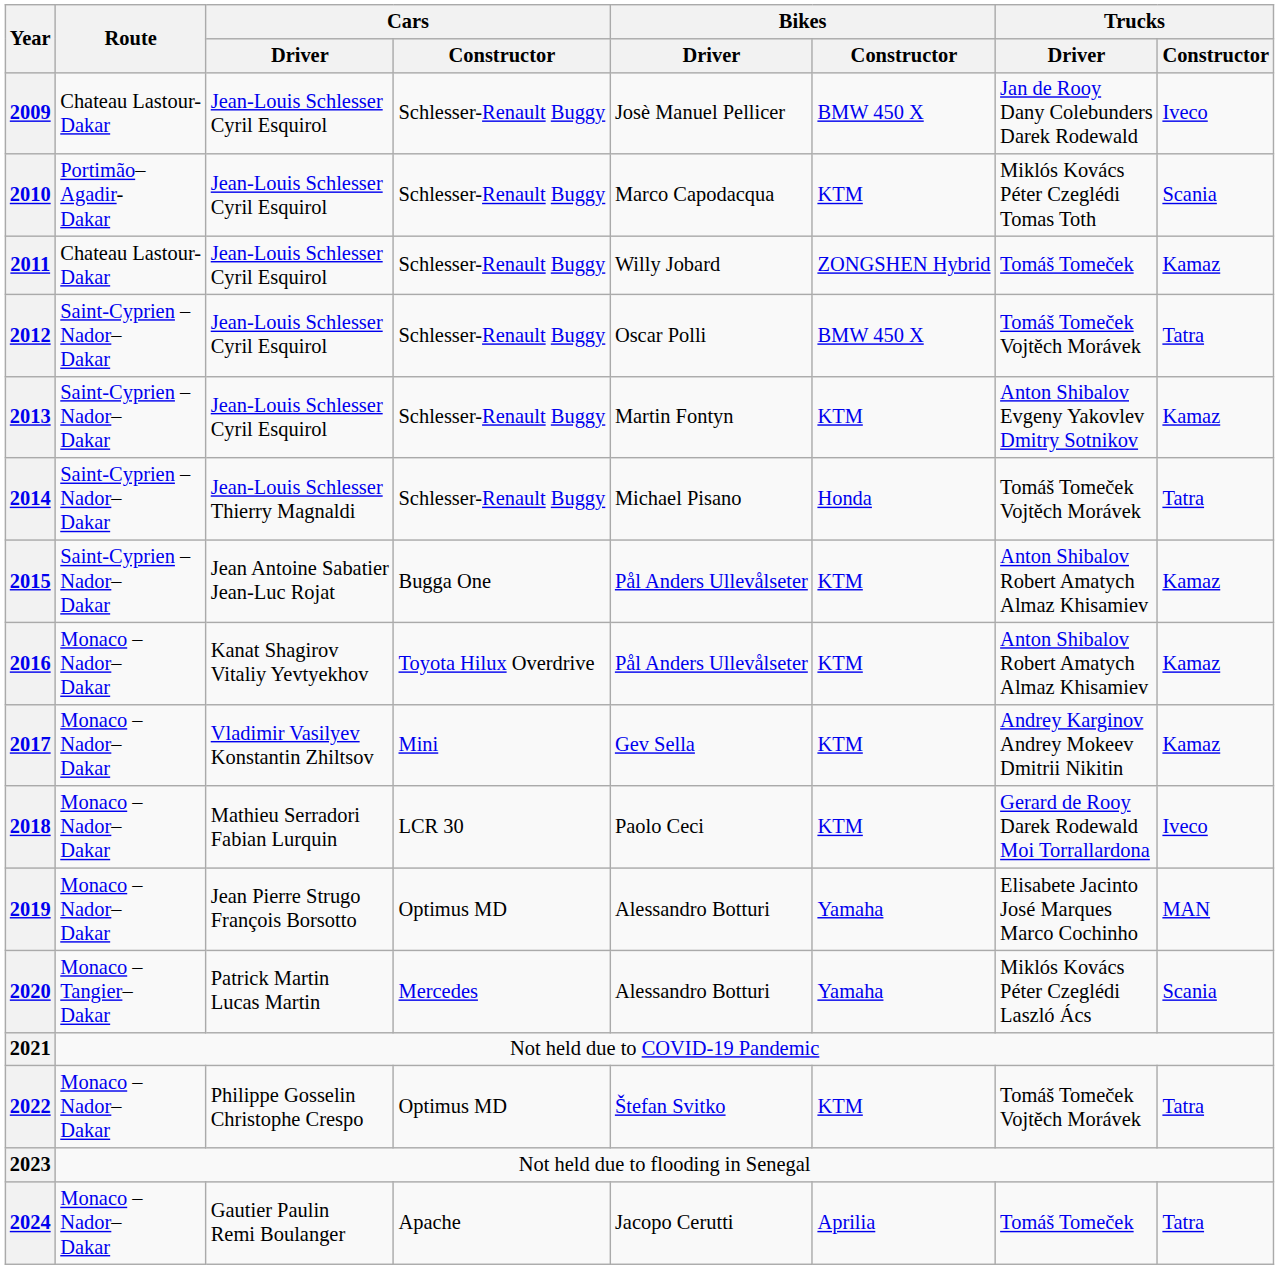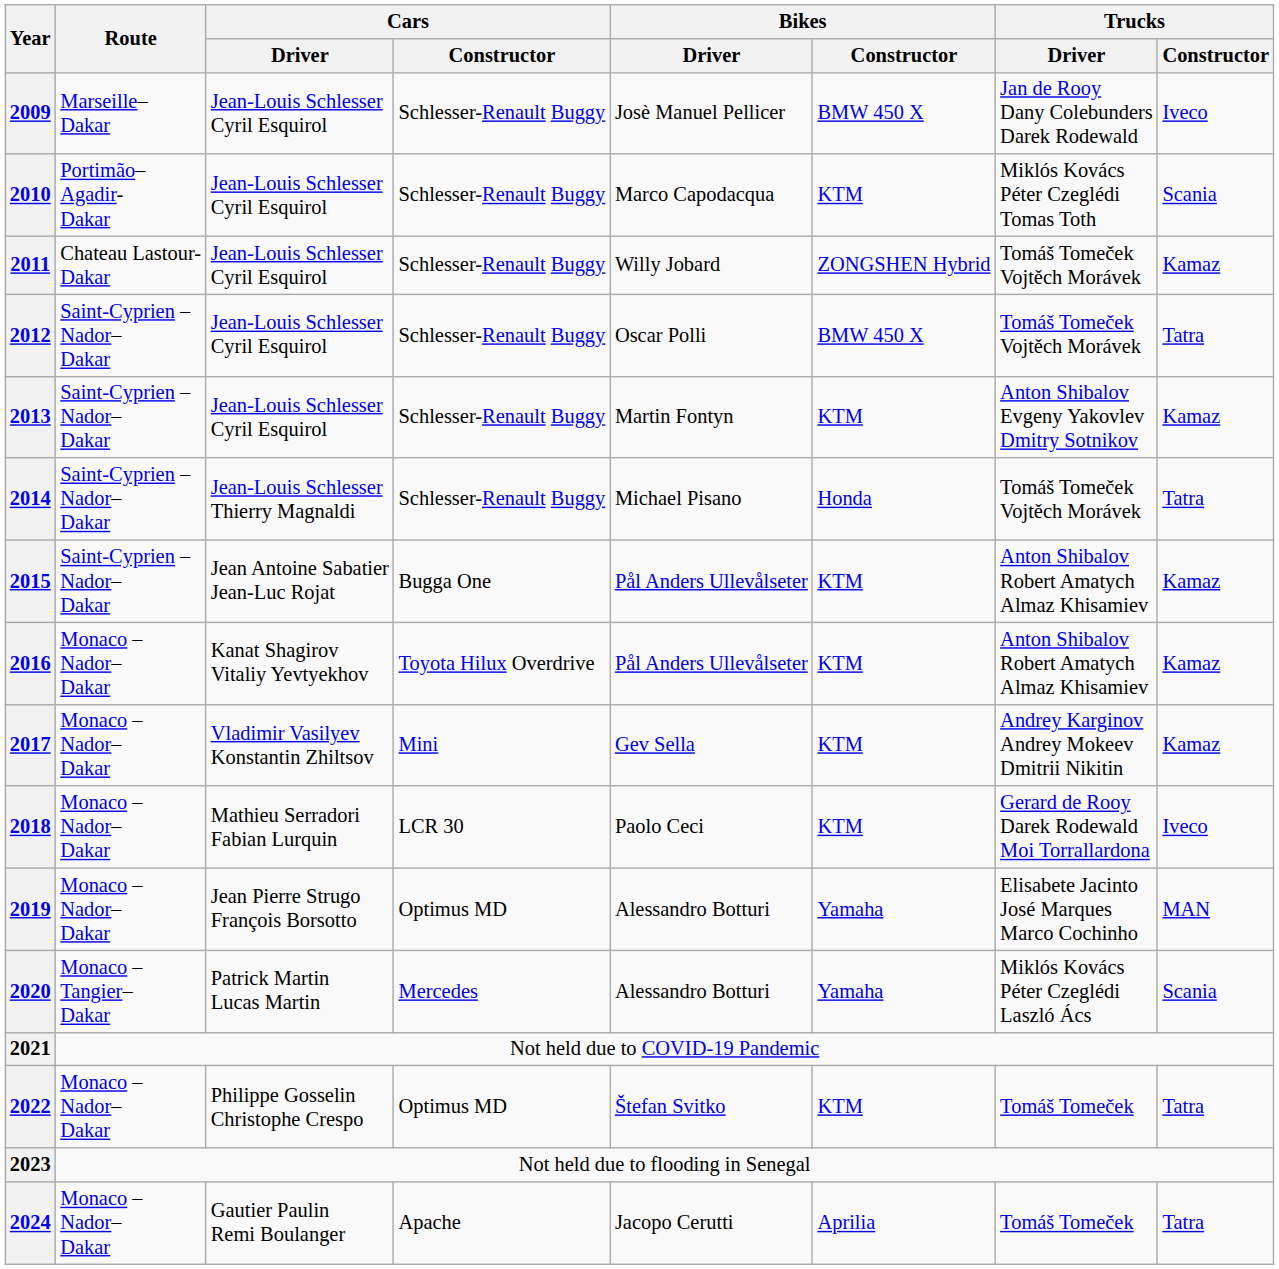(131, 113) Chateau Lastour- Dakar -> (104, 113) Marseille– Dakar
(1067, 265) Tomáš Tomeček -> (1071, 265) Tomáš Tomeček Vojtěch Morávek
(1071, 1106) Tomáš Tomeček Vojtěch Morávek -> (1067, 1106) Tomáš Tomeček
